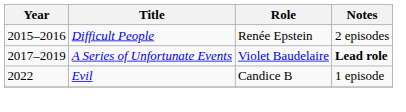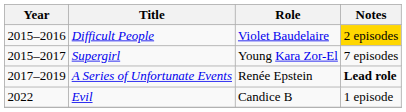(275, 35) Renée Epstein -> (283, 35) Violet Baudelaire
(362, 35) no background -> (371, 35) gold background
+ row: (96, 55)
(283, 55) Violet Baudelaire -> (275, 76) Renée Epstein
